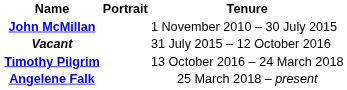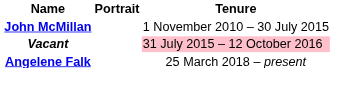(241, 44) no background -> (233, 44) pink background
- row: (52, 61)
